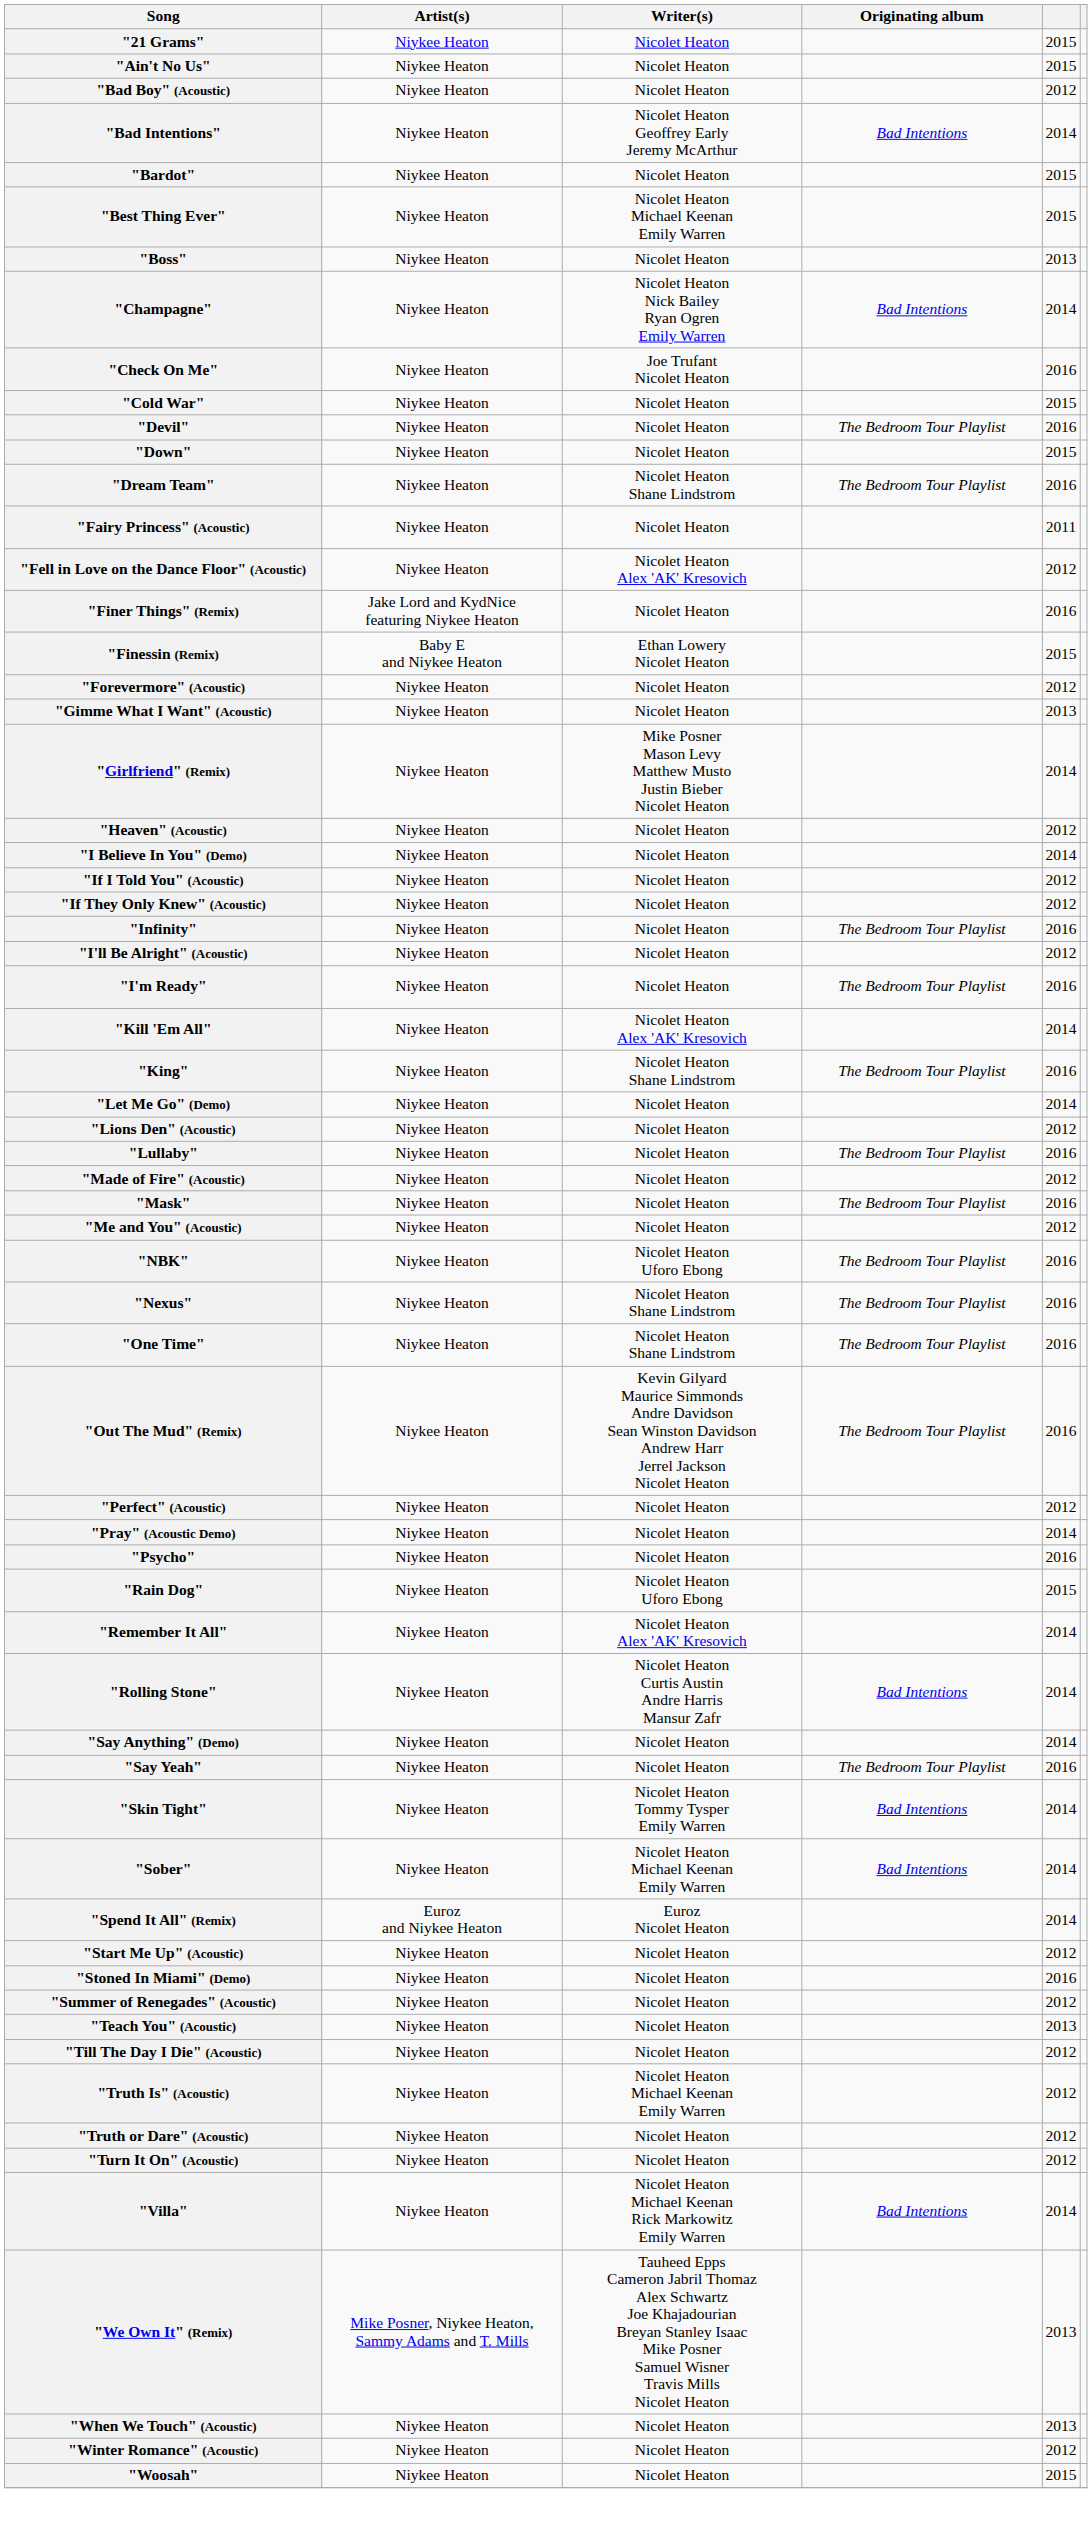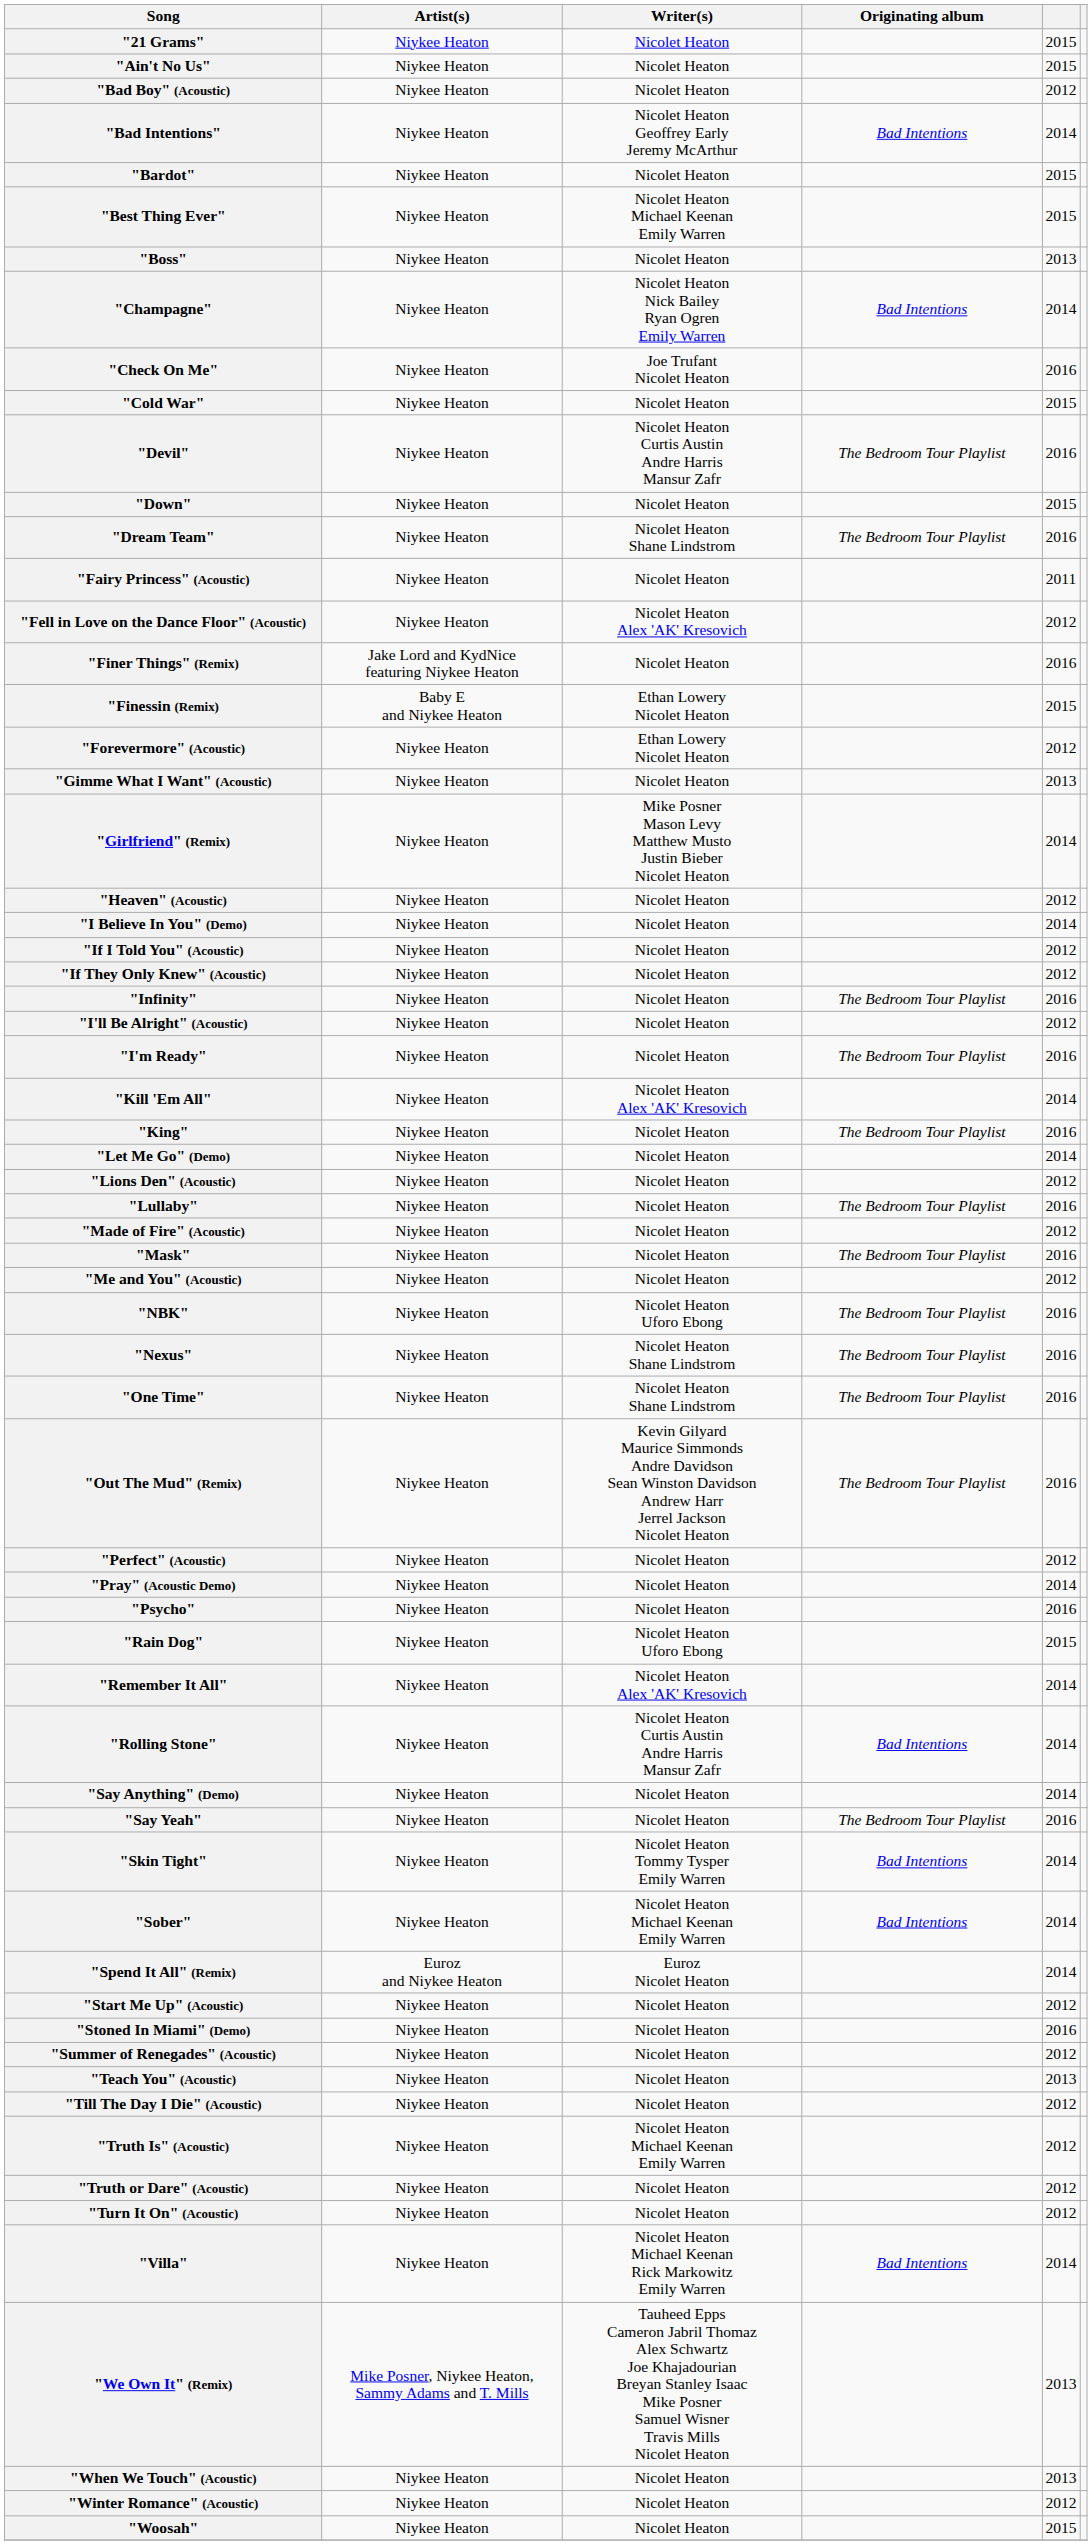(682, 427) Nicolet Heaton -> (682, 453) Nicolet Heaton Curtis Austin Andre Harris Mansur Zafr
(682, 686) Nicolet Heaton -> (682, 747) Ethan Lowery Nicolet Heaton
(682, 1071) Nicolet Heaton Shane Lindstrom -> (682, 1132) Nicolet Heaton
